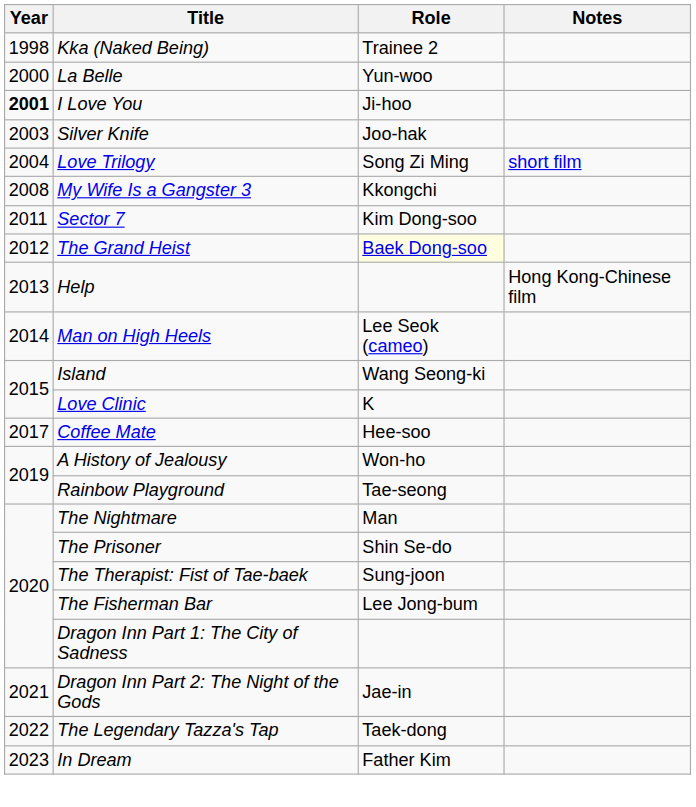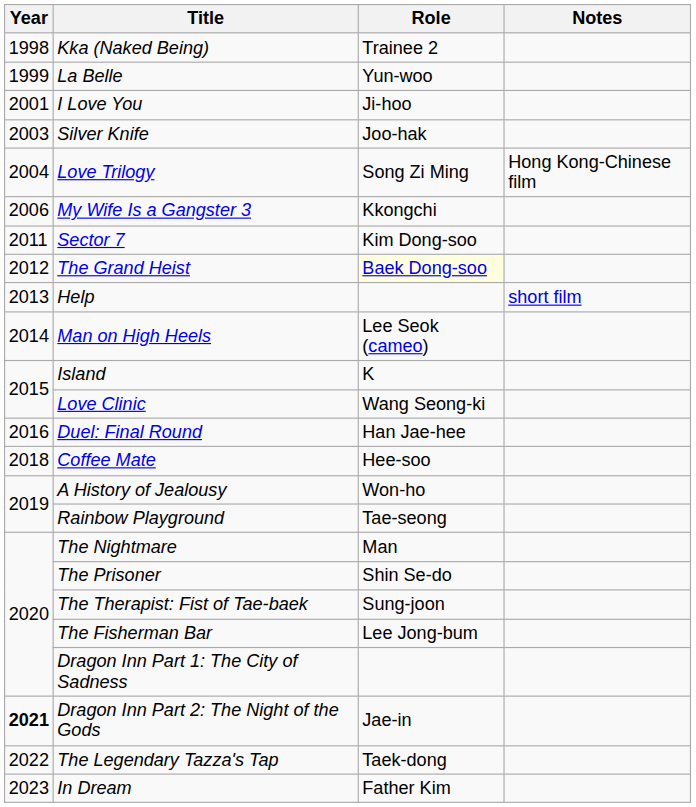(29, 76) 2000 -> (29, 76) 1999
(29, 104) bold -> (29, 104) normal
(545, 162) short film -> (590, 172) Hong Kong-Chinese film
(29, 190) 2008 -> (29, 211) 2006
(590, 287) Hong Kong-Chinese film -> (545, 297) short film
(424, 374) Wang Seong-ki -> (368, 374) K
(368, 403) K -> (424, 403) Wang Seong-ki
+ row: (130, 432)
(29, 432) 2017 -> (29, 460) 2018
(29, 692) normal -> (29, 720) bold
